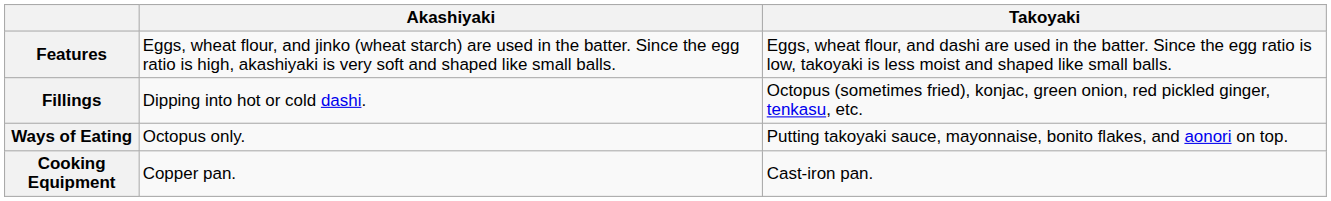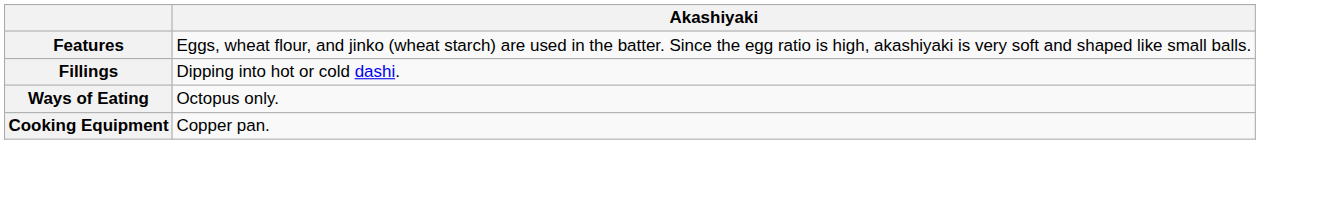- column: (1045, 17)
